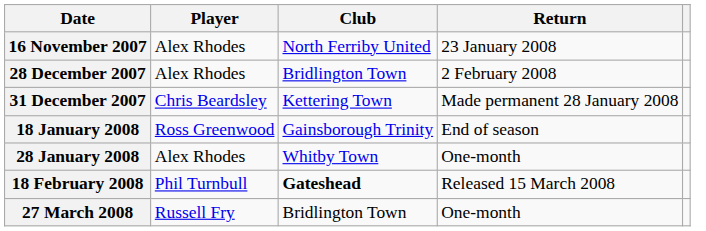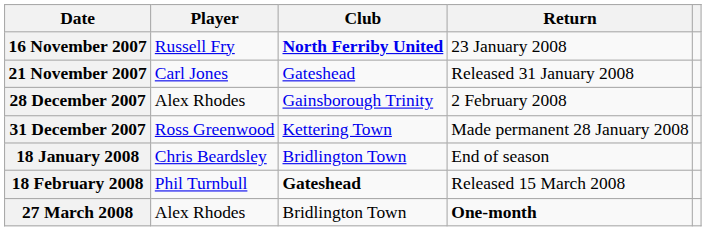(200, 45) Alex Rhodes -> (195, 45) Russell Fry
(357, 45) normal -> (363, 45) bold
+ row: (78, 73)
(344, 73) Bridlington Town -> (358, 101) Gainsborough Trinity
(211, 101) Chris Beardsley -> (215, 128) Ross Greenwood
(215, 128) Ross Greenwood -> (211, 156) Chris Beardsley
(358, 128) Gainsborough Trinity -> (344, 156) Bridlington Town
- row: (78, 156)
(195, 211) Russell Fry -> (200, 211) Alex Rhodes
(481, 211) normal -> (494, 211) bold
